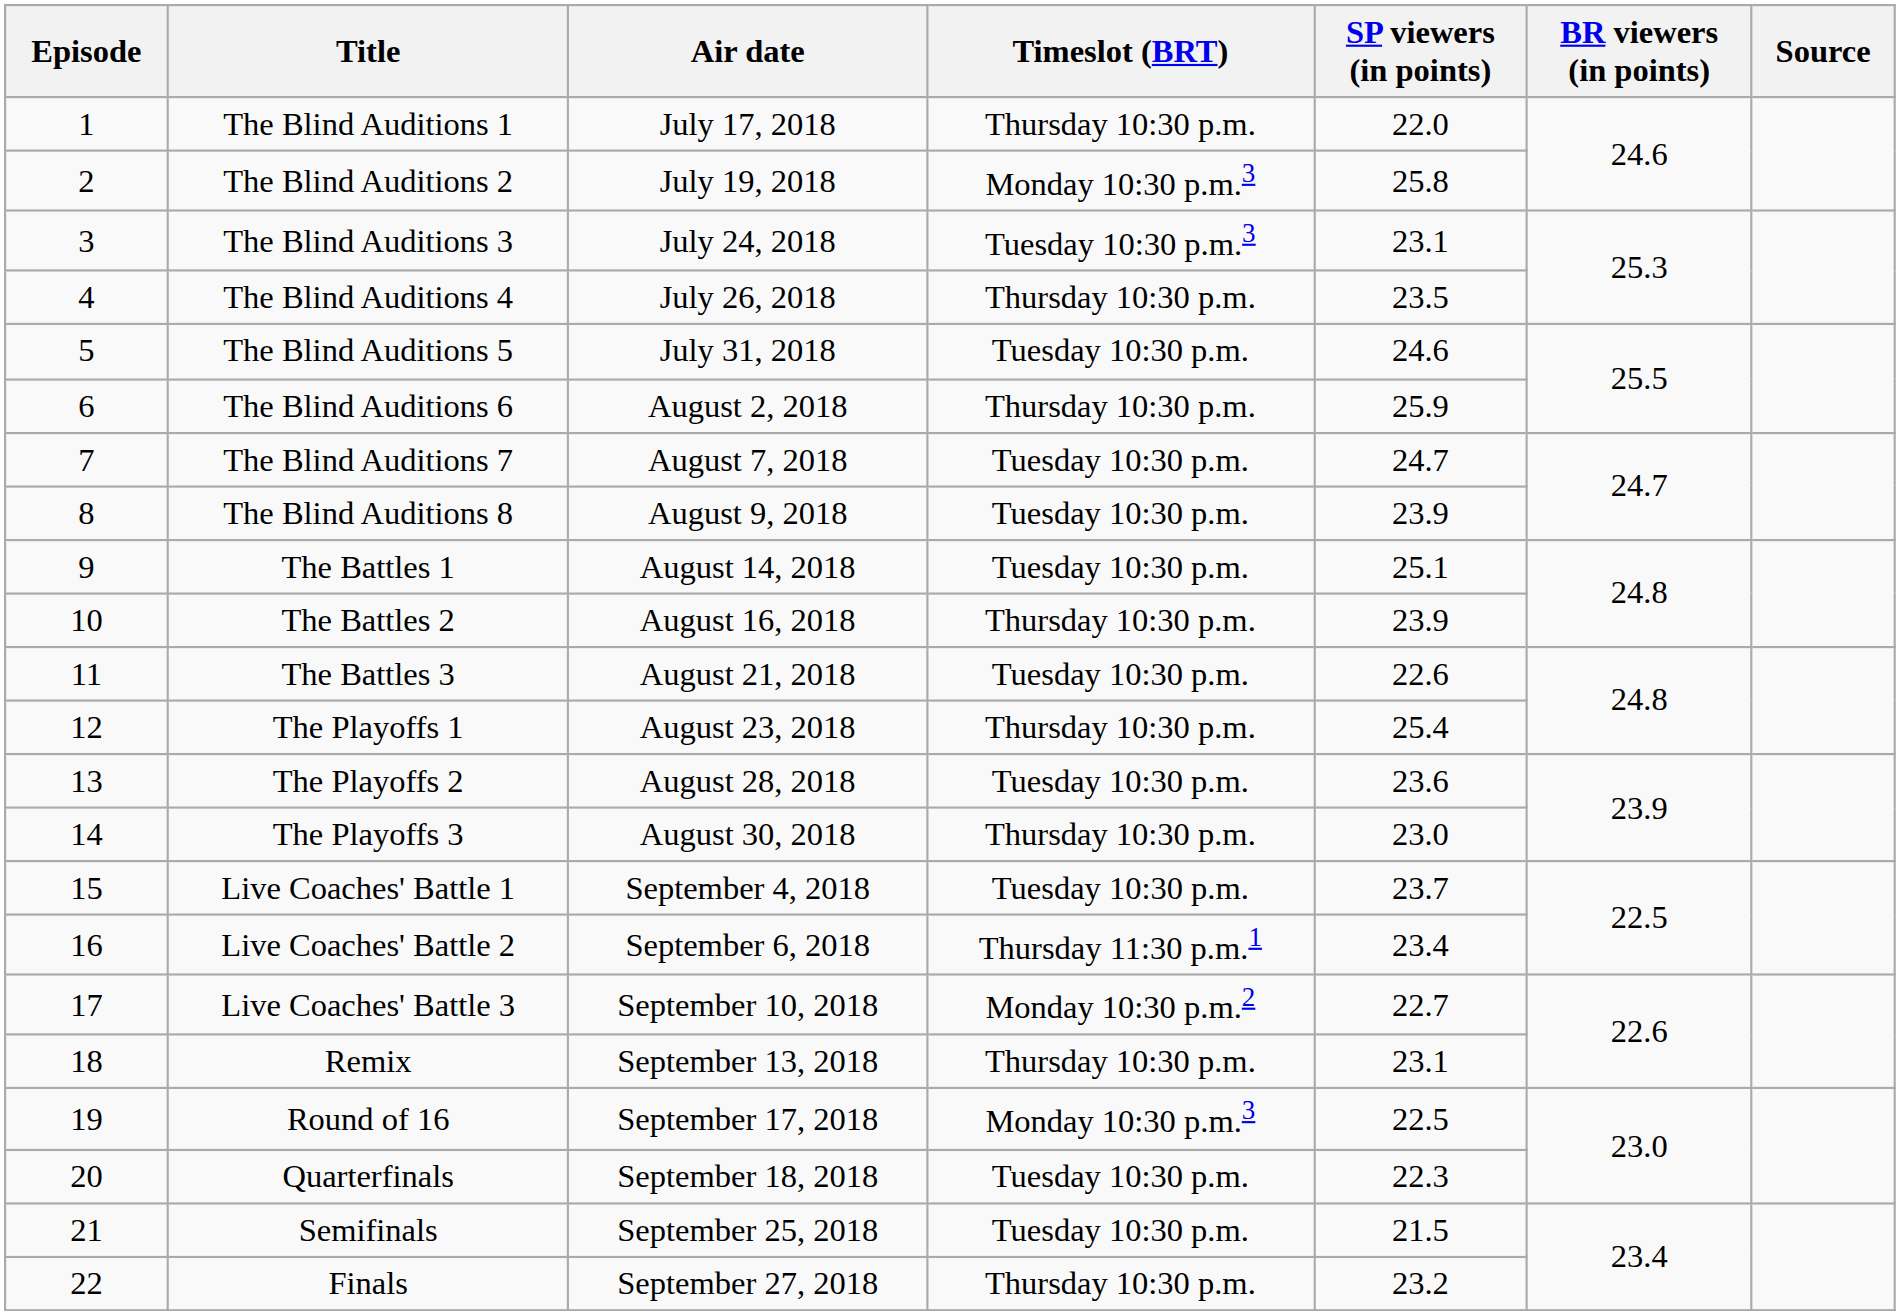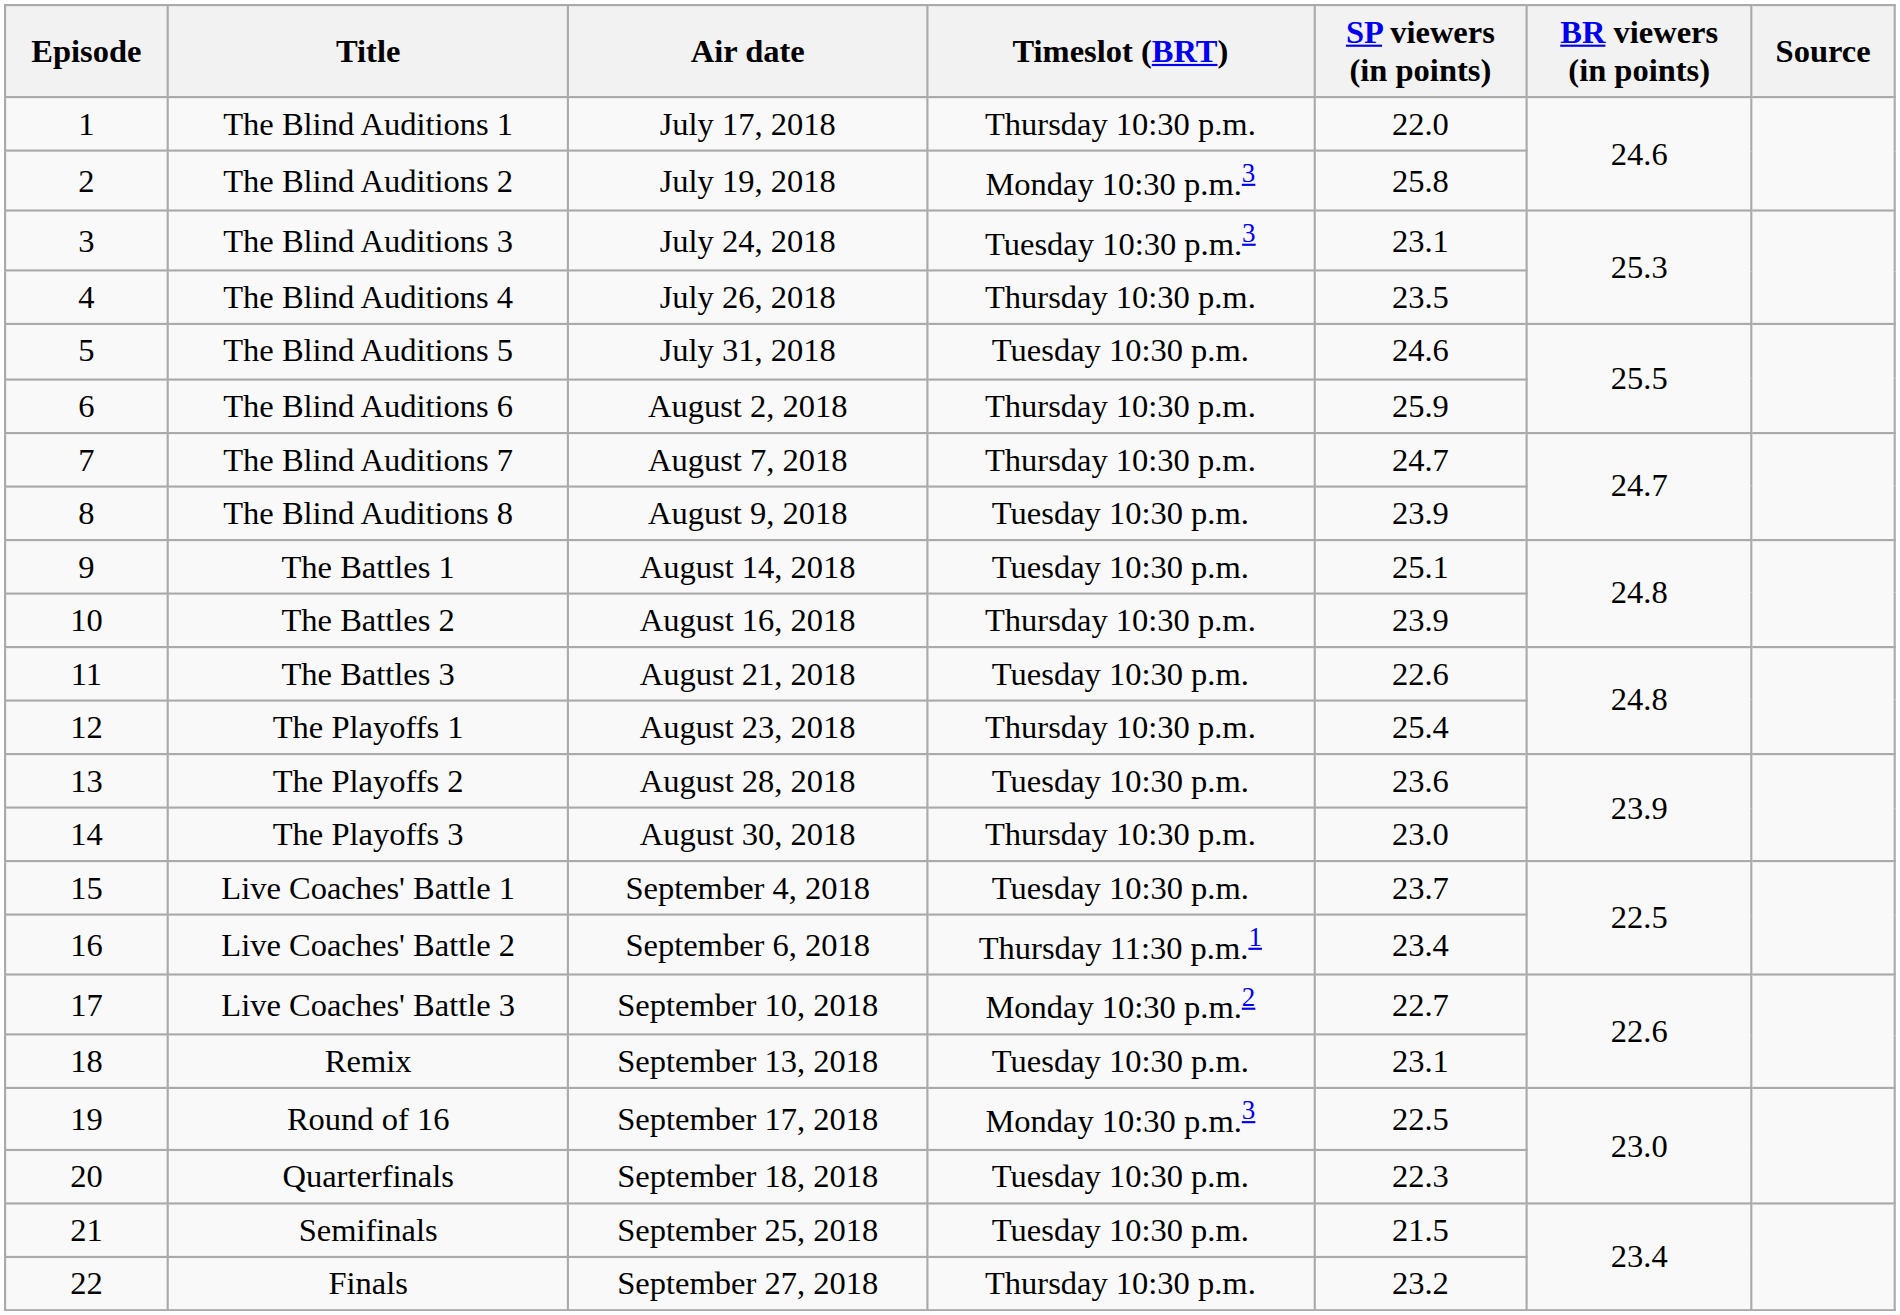(1120, 458) Tuesday 10:30 p.m. -> (1120, 458) Thursday 10:30 p.m.
(1120, 1061) Thursday 10:30 p.m. -> (1120, 1061) Tuesday 10:30 p.m.
